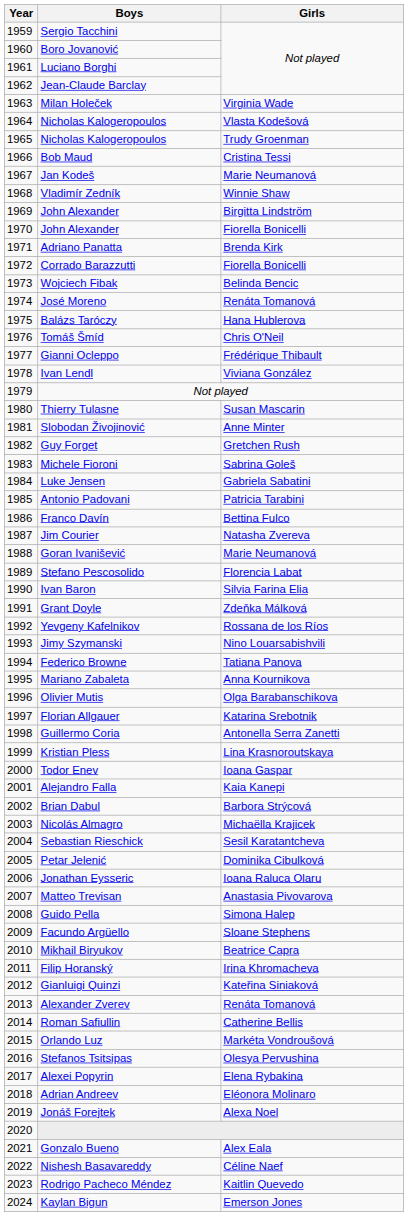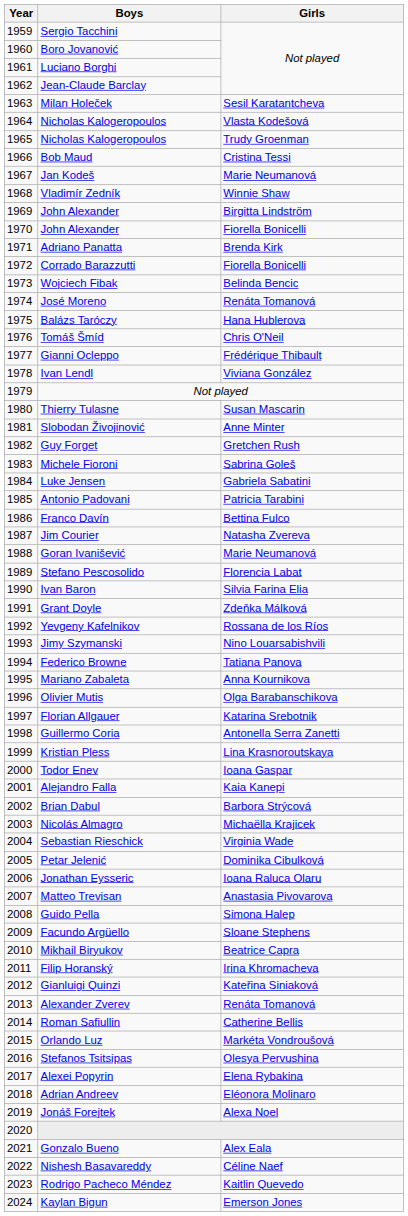(258, 103) Virginia Wade -> (274, 103) Sesil Karatantcheva
(274, 842) Sesil Karatantcheva -> (258, 842) Virginia Wade
